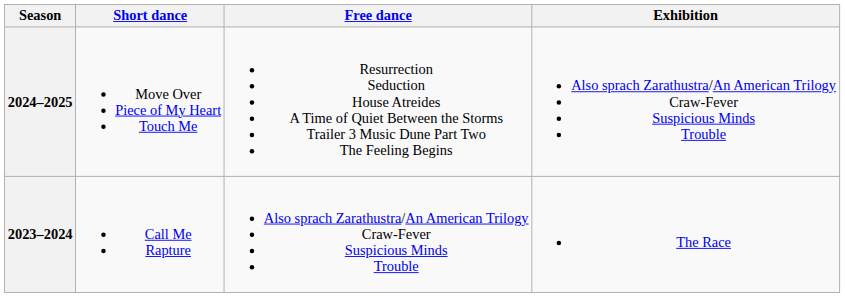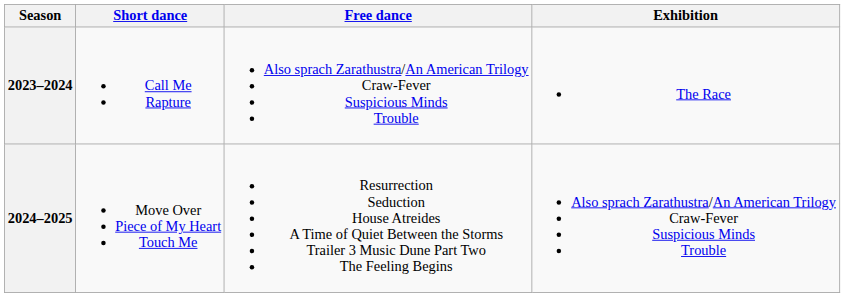rows swapped: (40, 101) <-> (40, 234)
